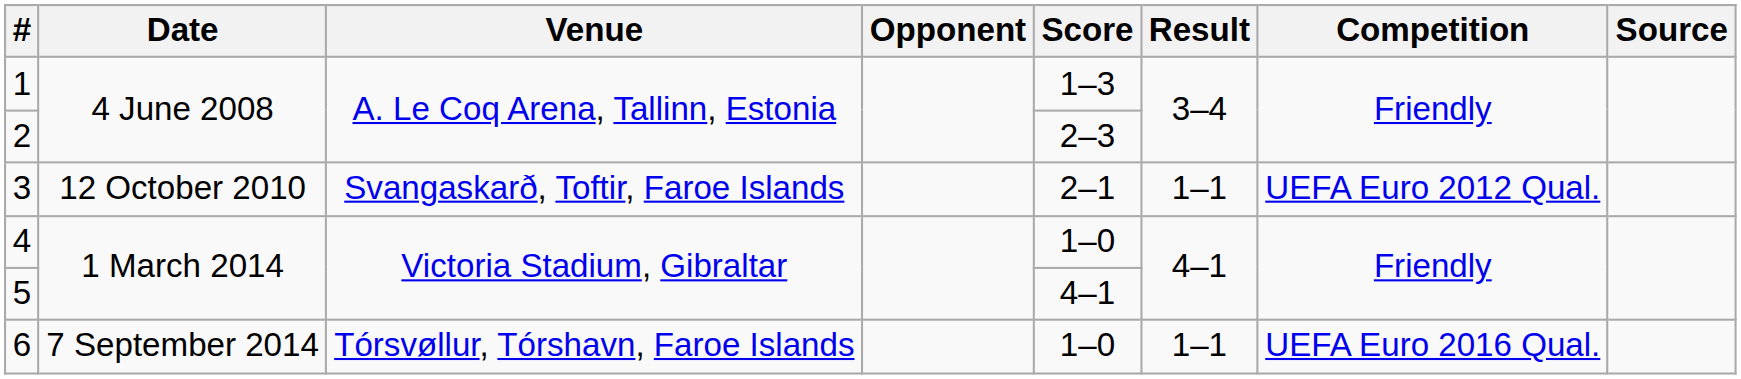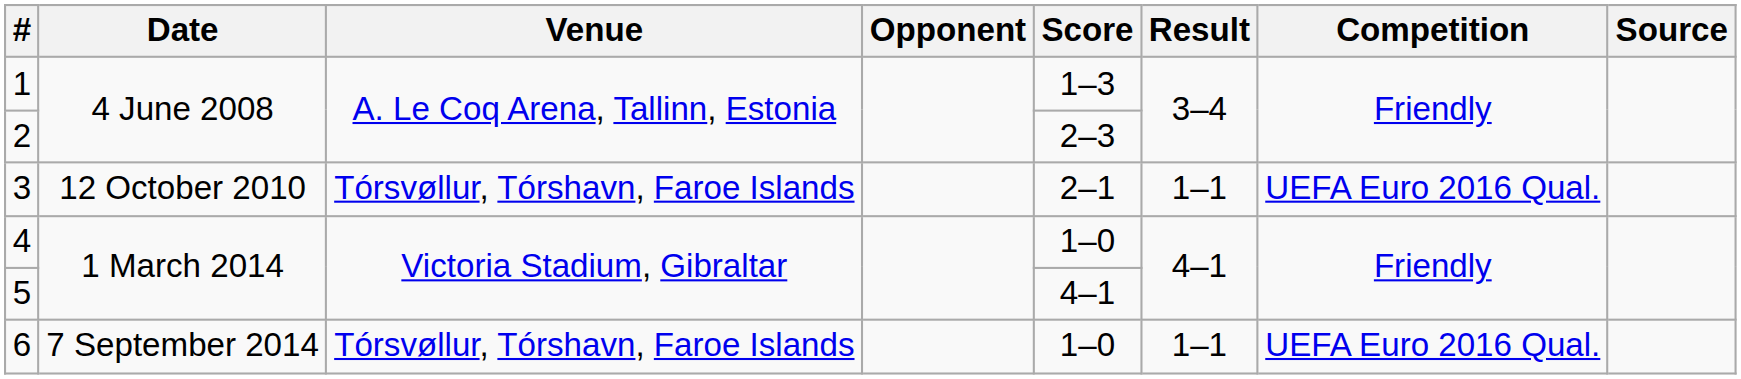(594, 188) Svangaskarð, Toftir, Faroe Islands -> (594, 188) Tórsvøllur, Tórshavn, Faroe Islands
(1433, 188) UEFA Euro 2012 Qual. -> (1433, 188) UEFA Euro 2016 Qual.
